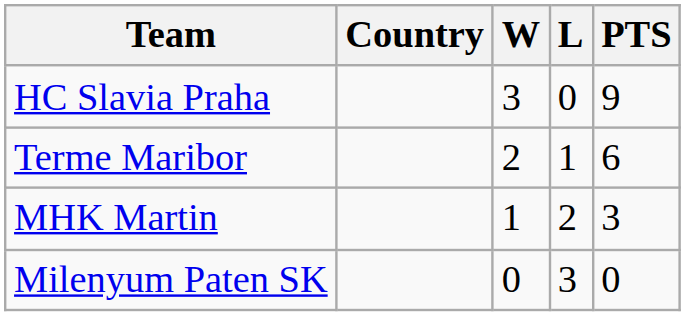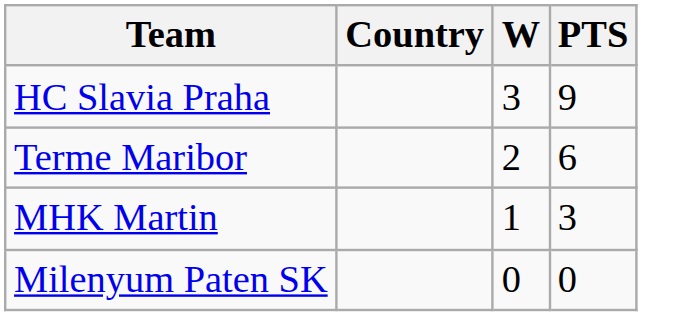- column: (571, 34)
